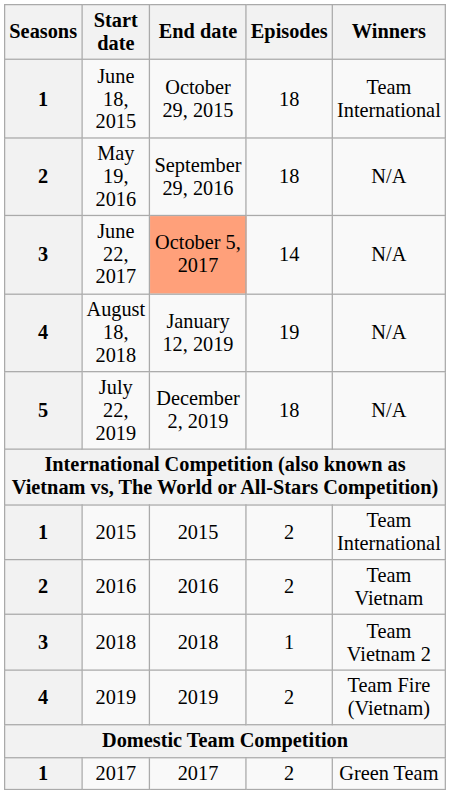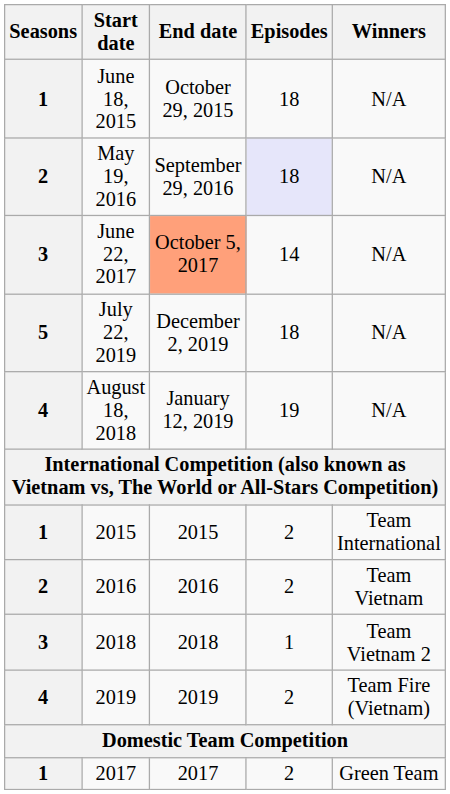(389, 98) Team International -> (389, 98) N/A
(289, 176) no background -> (289, 176) lavender background
rows swapped: (116, 332) <-> (116, 410)
